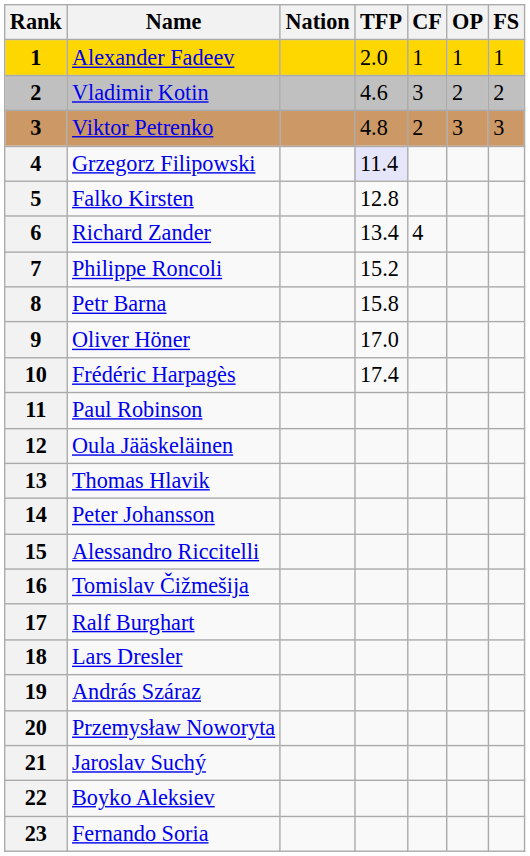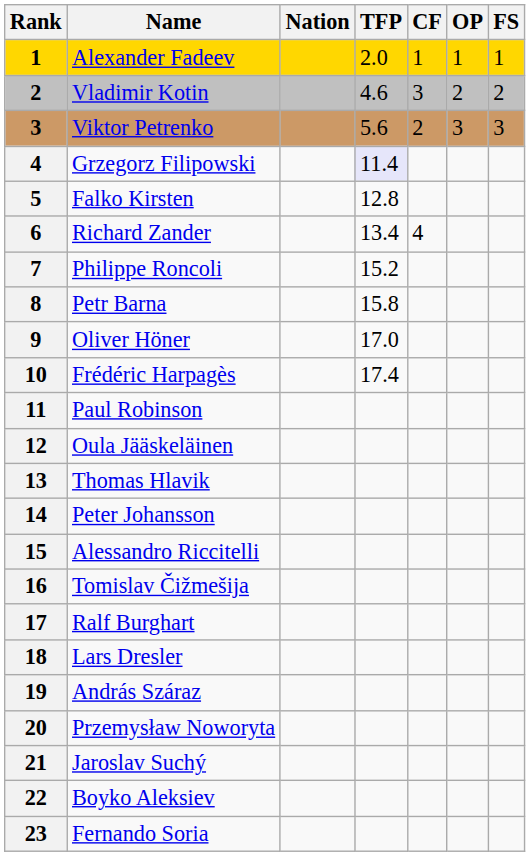(374, 127) 4.8 -> (374, 127) 5.6
